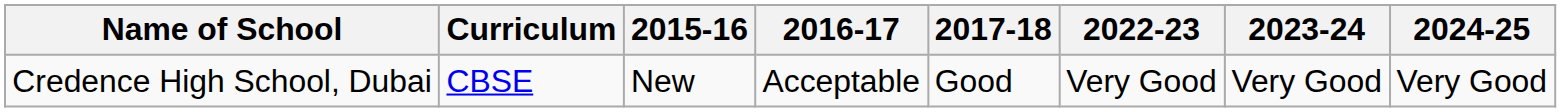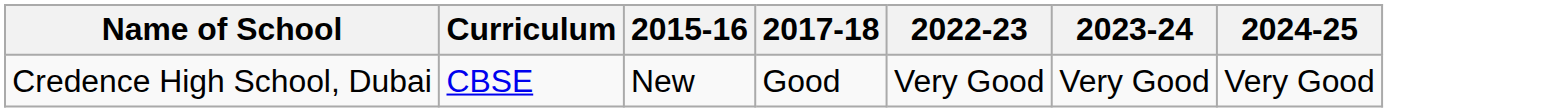- column: (841, 29)
